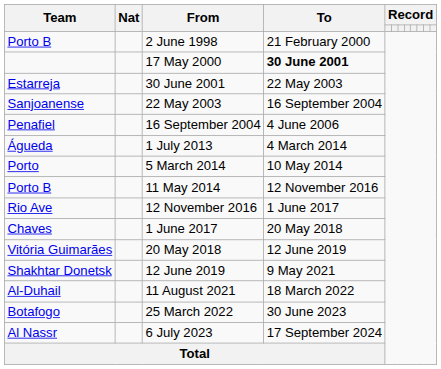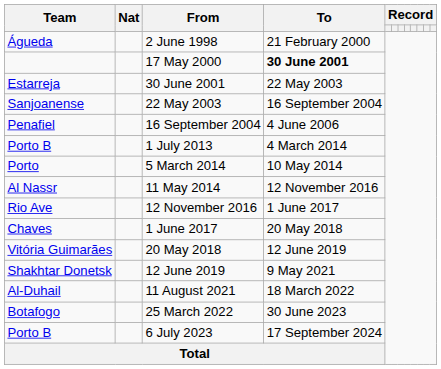(29, 41) Porto B -> (30, 41) Águeda
(30, 145) Águeda -> (29, 145) Porto B
(29, 187) Porto B -> (32, 187) Al Nassr
(32, 333) Al Nassr -> (29, 333) Porto B
